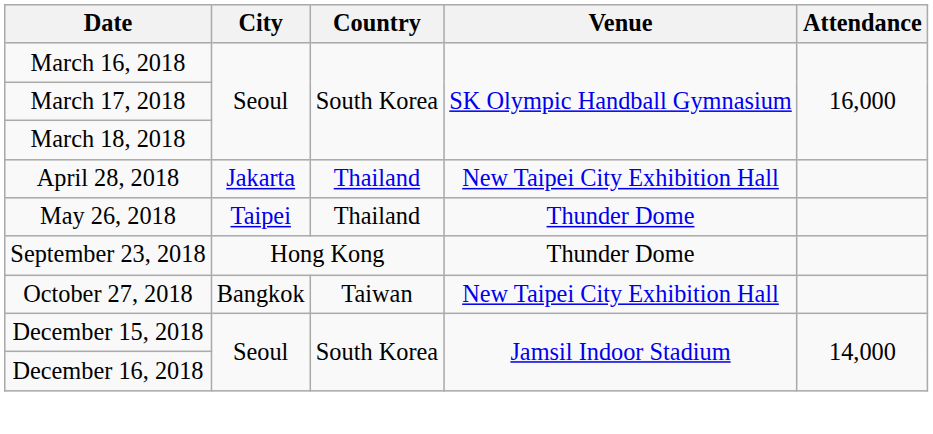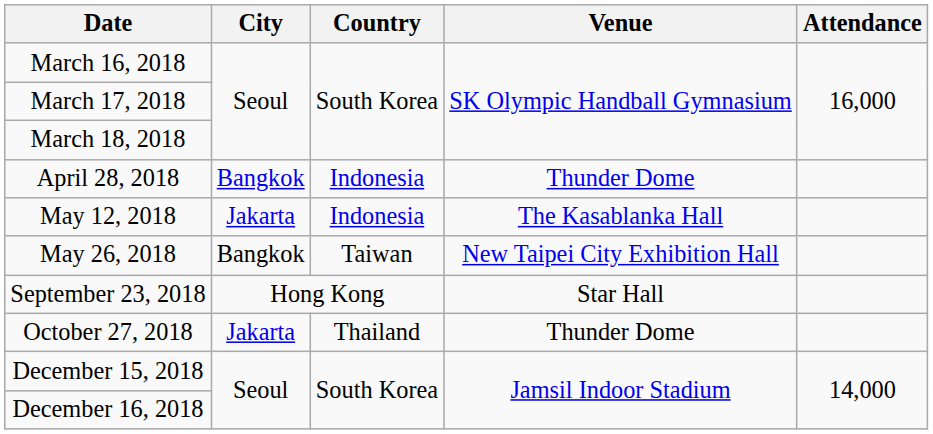(261, 178) Jakarta -> (261, 178) Bangkok
(377, 178) Thailand -> (377, 178) Indonesia
(621, 178) New Taipei City Exhibition Hall -> (621, 178) Thunder Dome
+ row: (108, 216)
(261, 216) Taipei -> (261, 255) Bangkok
(377, 216) Thailand -> (377, 255) Taiwan
(621, 216) Thunder Dome -> (621, 255) New Taipei City Exhibition Hall
(621, 255) Thunder Dome -> (621, 293) Star Hall
(261, 293) Bangkok -> (261, 332) Jakarta
(377, 293) Taiwan -> (377, 332) Thailand
(621, 293) New Taipei City Exhibition Hall -> (621, 332) Thunder Dome
